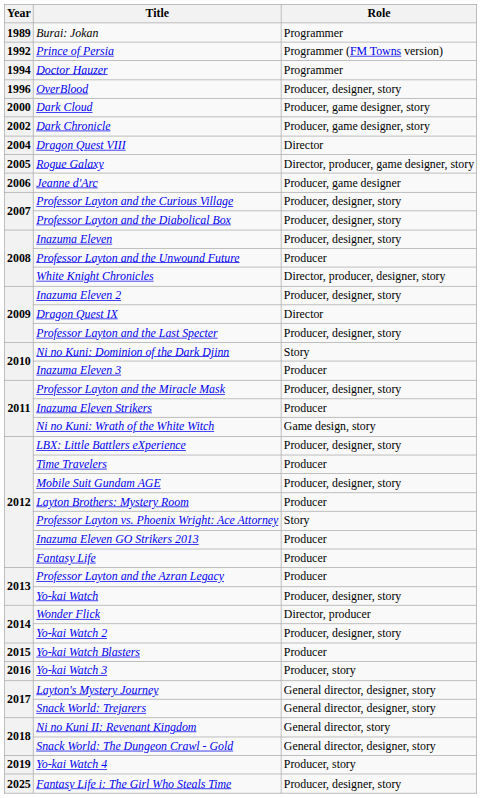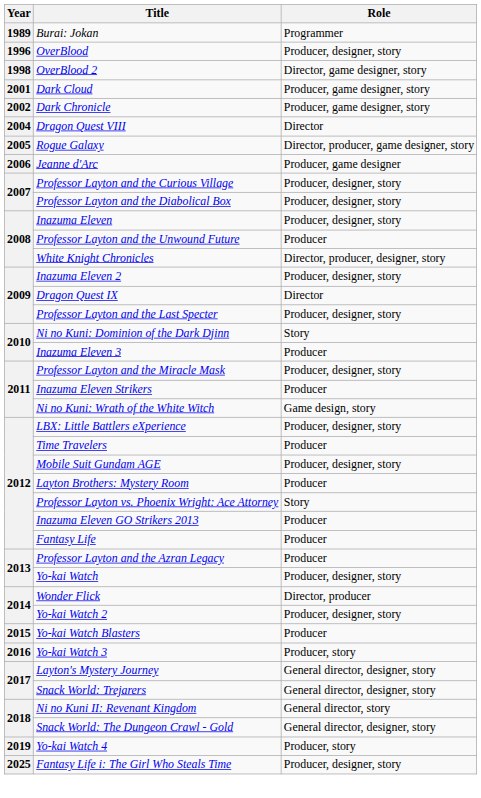- row: (75, 51)
- row: (72, 70)
+ row: (67, 70)
(19, 107) 2000 -> (19, 88) 2001
